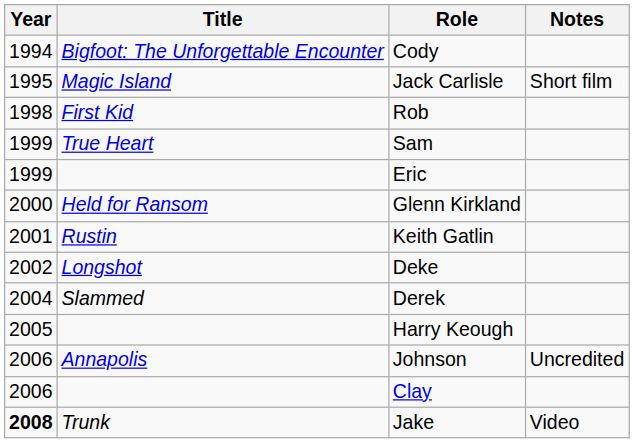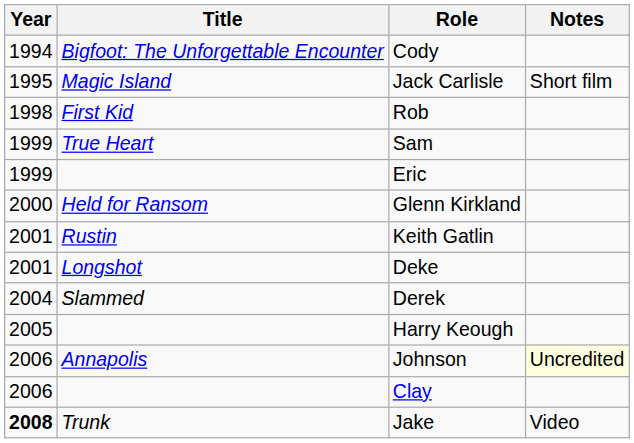(31, 267) 2002 -> (31, 267) 2001
(577, 360) no background -> (577, 360) lightyellow background
